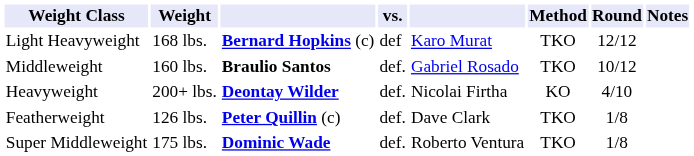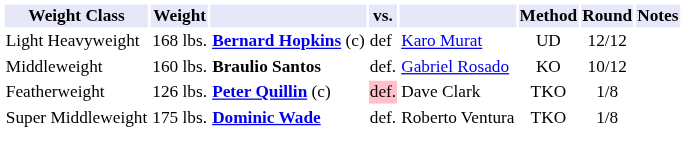(558, 41) TKO -> (548, 41) UD
(558, 66) TKO -> (548, 66) KO
- row: (52, 92)
(393, 117) no background -> (383, 92) pink background
